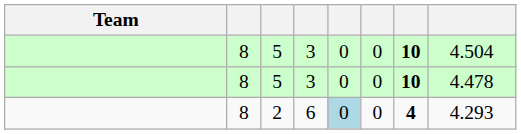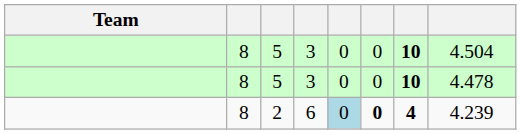(377, 112) normal -> (377, 112) bold
(472, 112) 4.293 -> (472, 112) 4.239
